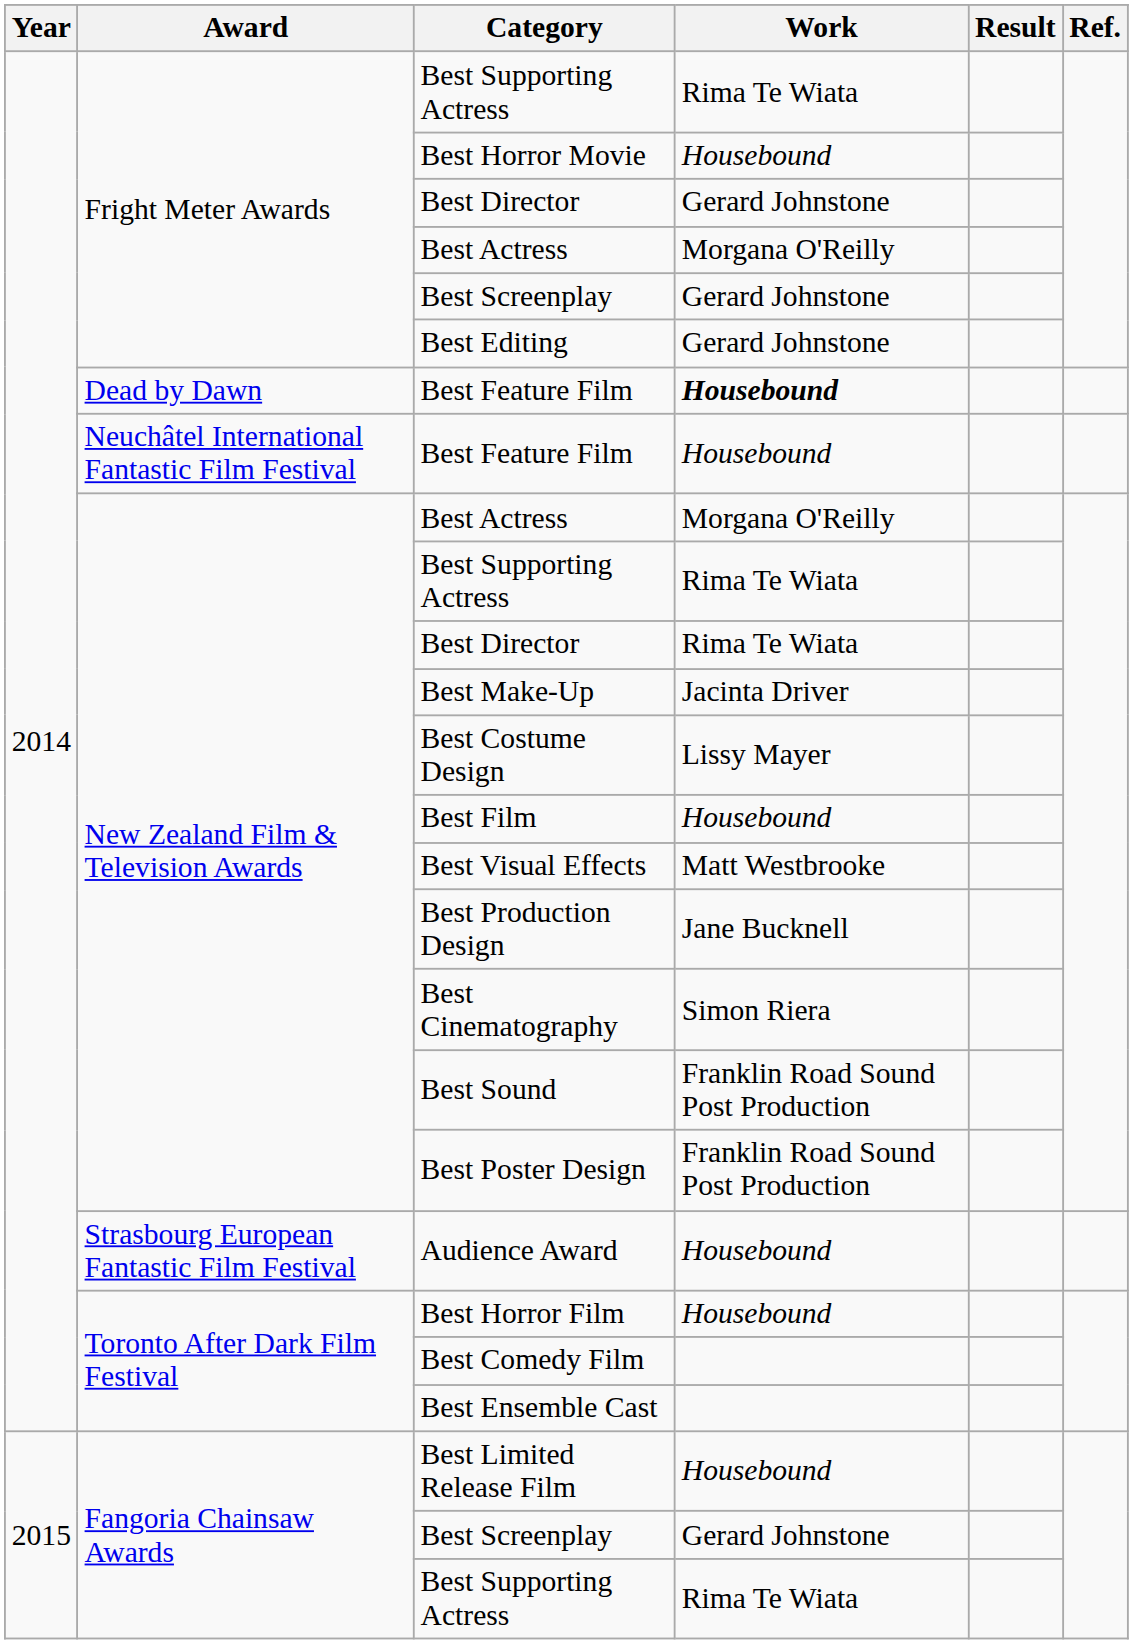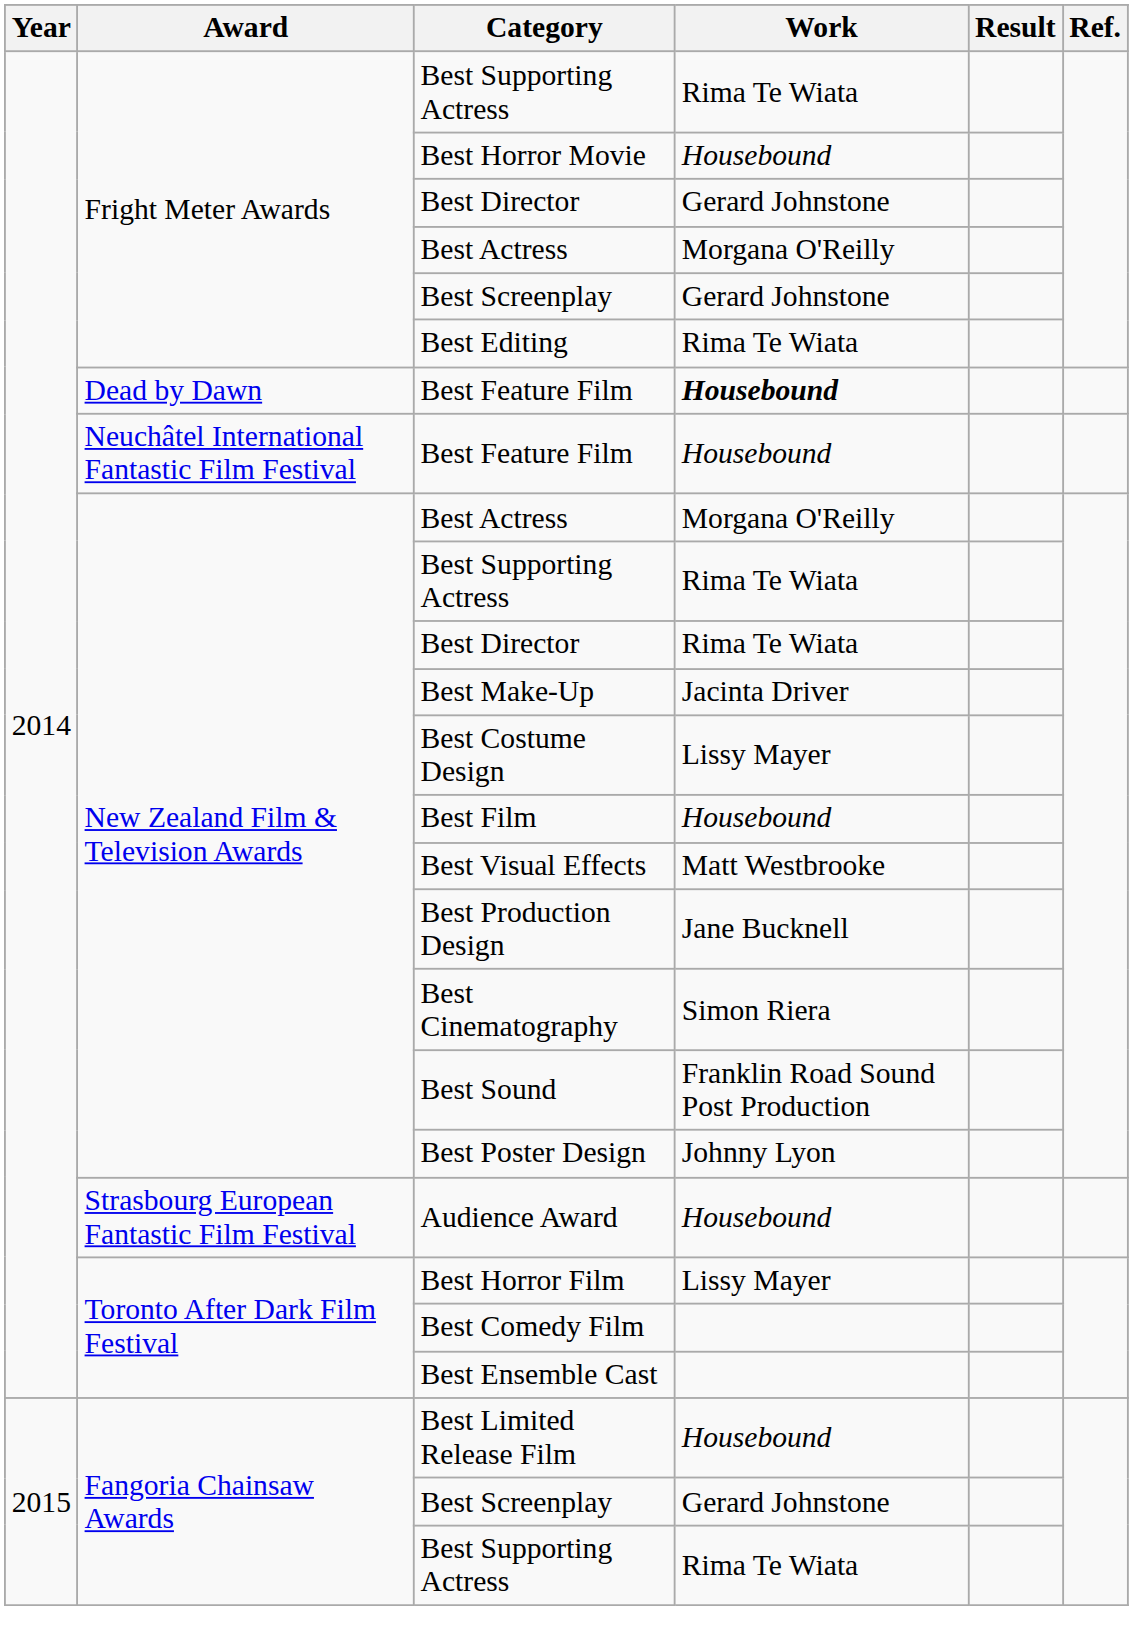(786, 342) Gerard Johnstone -> (770, 342) Rima Te Wiata
(808, 1169) Franklin Road Sound Post Production -> (759, 1153) Johnny Lyon
(757, 1313) Housebound -> (756, 1280) Lissy Mayer
